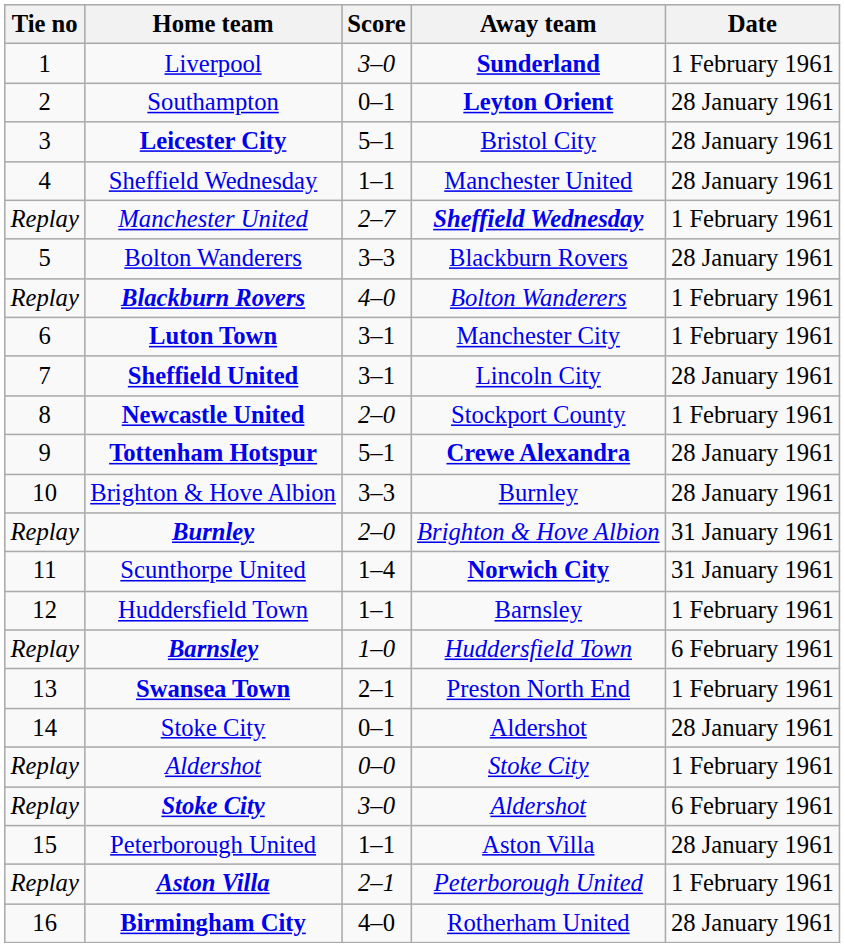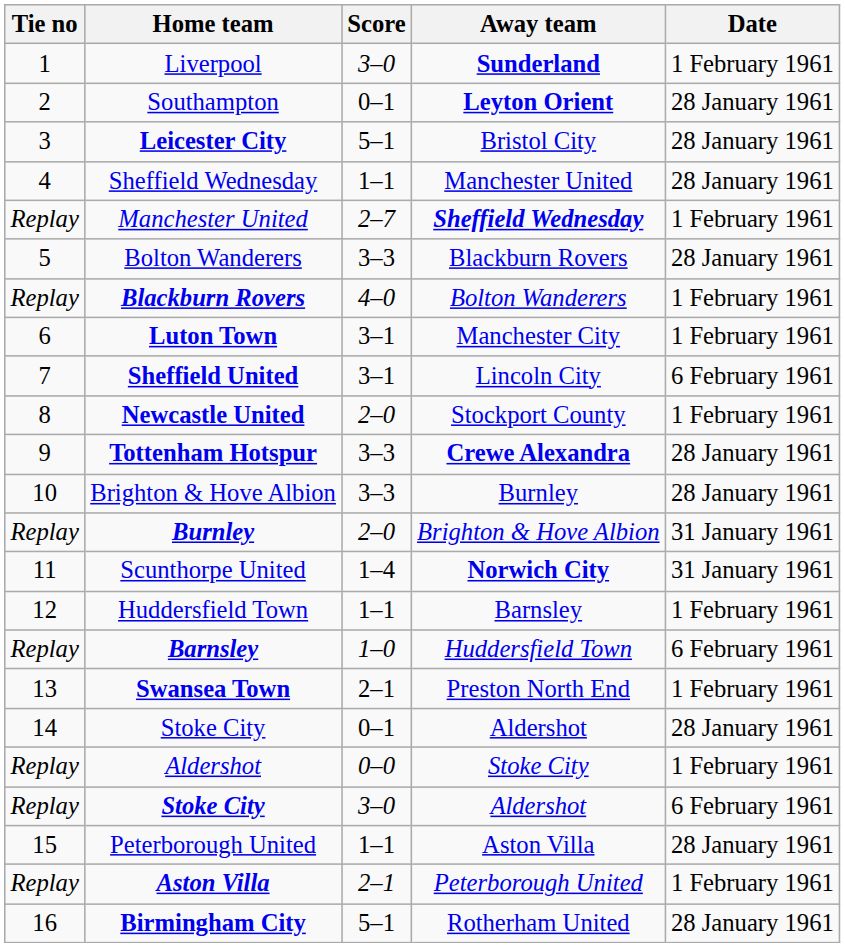(752, 375) 28 January 1961 -> (752, 375) 6 February 1961
(376, 453) 5–1 -> (376, 453) 3–3
(376, 922) 4–0 -> (376, 922) 5–1
